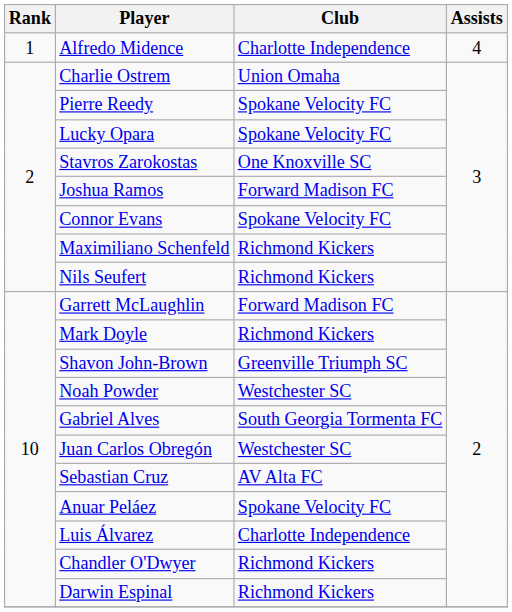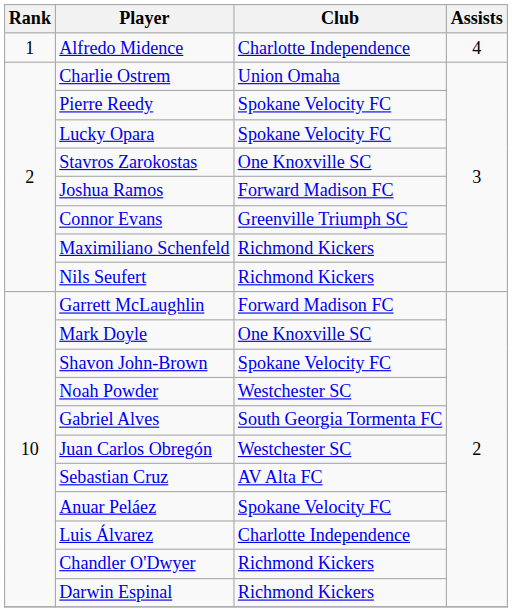(315, 219) Spokane Velocity FC -> (323, 219) Greenville Triumph SC
(306, 334) Richmond Kickers -> (305, 334) One Knoxville SC
(323, 362) Greenville Triumph SC -> (315, 362) Spokane Velocity FC
